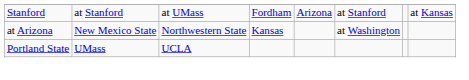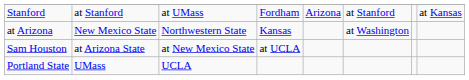+ row: (37, 48)
